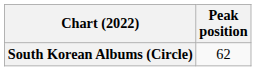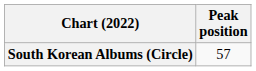(223, 54) 62 -> (223, 54) 57
